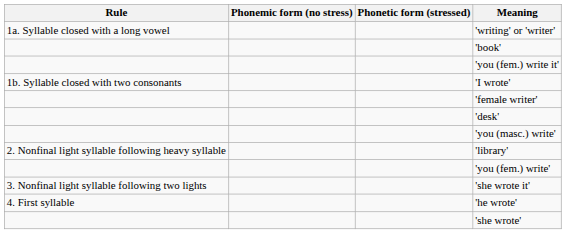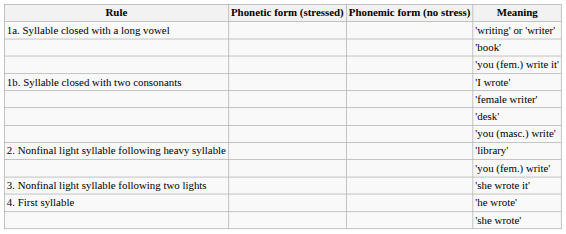columns swapped: (292, 13) <-> (414, 13)
